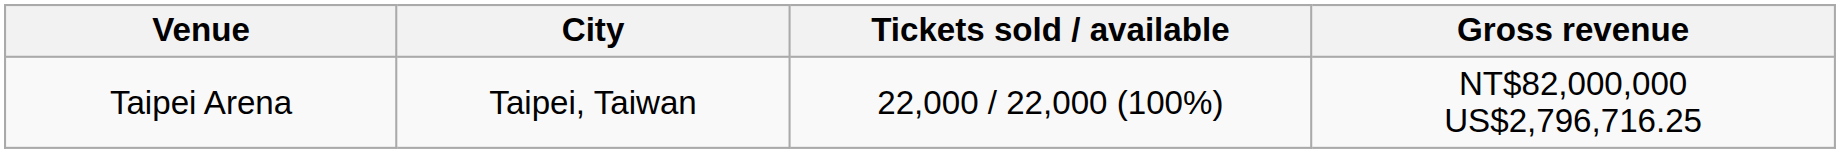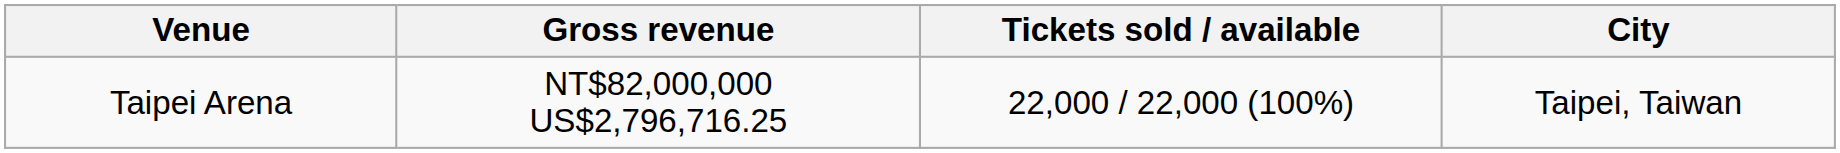columns swapped: (593, 30) <-> (1573, 30)
